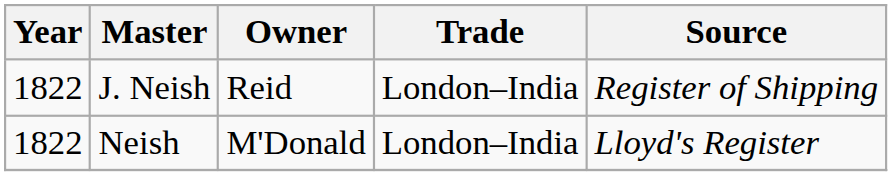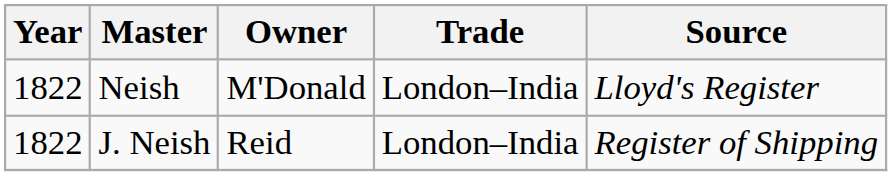rows swapped: (139, 142) <-> (154, 87)
